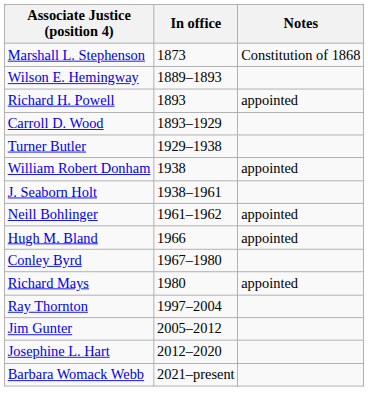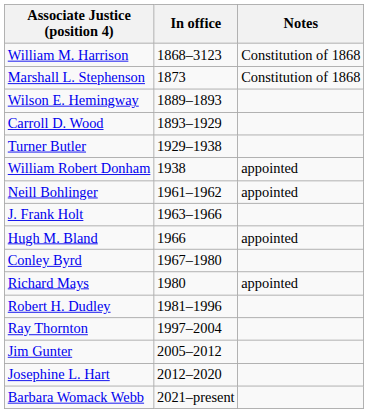+ row: (68, 54)
- row: (61, 100)
- row: (52, 191)
+ row: (46, 214)
+ row: (59, 306)
